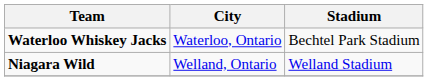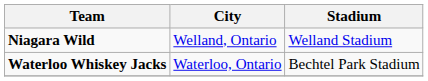rows swapped: (51, 64) <-> (87, 40)
